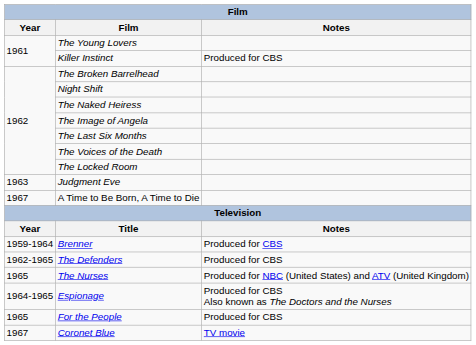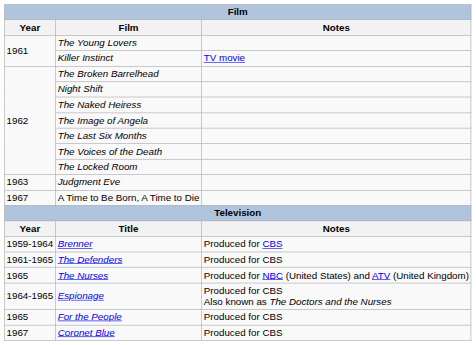(243, 58) Produced for CBS -> (224, 58) TV movie
(30, 259) 1962-1965 -> (30, 259) 1961-1965
(224, 332) TV movie -> (243, 332) Produced for CBS
